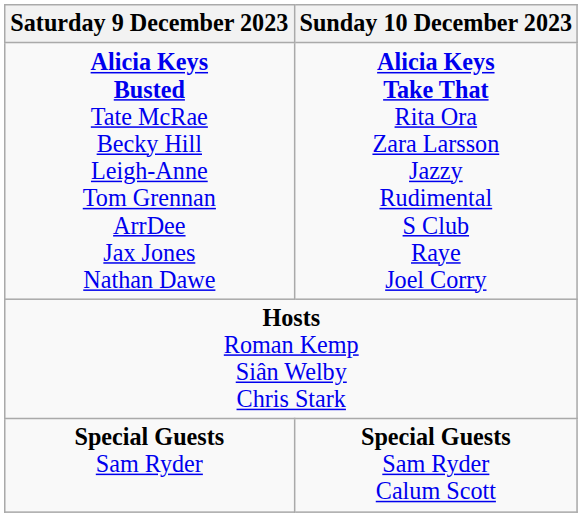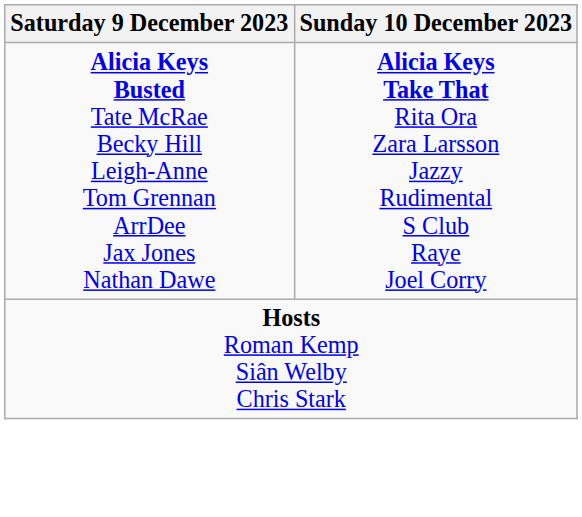- row: (149, 451)
